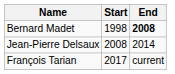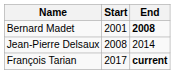(116, 28) 1998 -> (116, 28) 2001
(148, 61) normal -> (150, 61) bold
